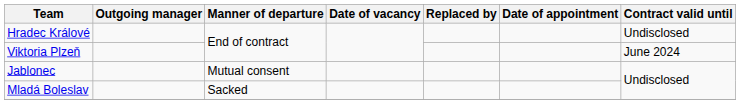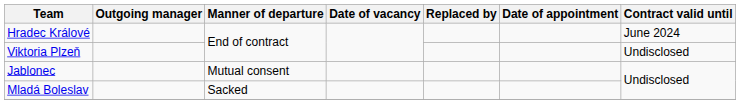(656, 33) Undisclosed -> (652, 33) June 2024
(652, 52) June 2024 -> (656, 52) Undisclosed
